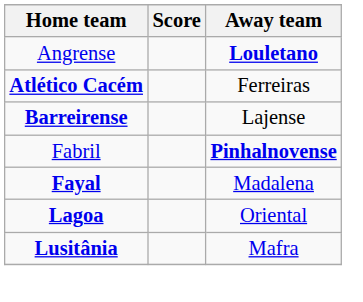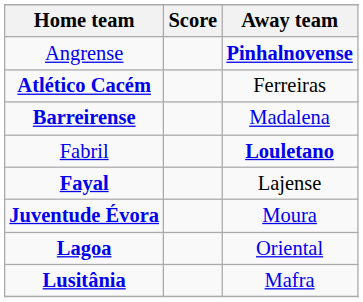(274, 53) Louletano -> (290, 53) Pinhalnovense
(274, 118) Lajense -> (290, 118) Madalena
(274, 150) Pinhalnovense -> (290, 150) Louletano
(274, 183) Madalena -> (290, 183) Lajense
+ row: (84, 215)
